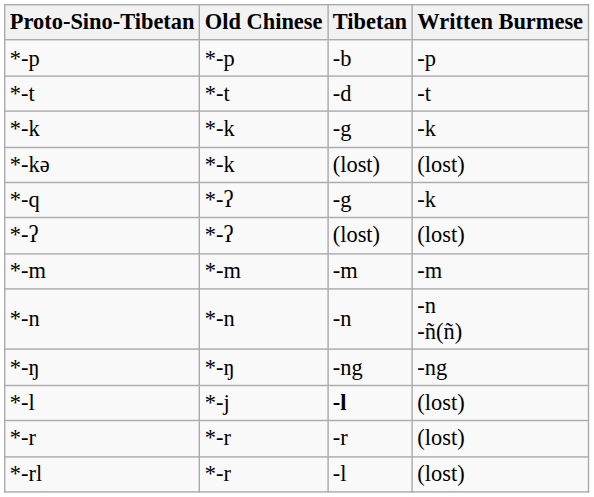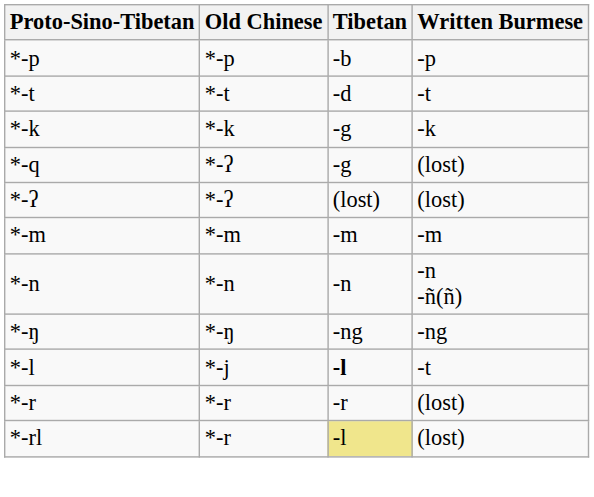- row: (30, 164)
(427, 199) -k -> (441, 164) (lost)
(441, 402) (lost) -> (424, 367) -t
(340, 473) no background -> (340, 438) khaki background
